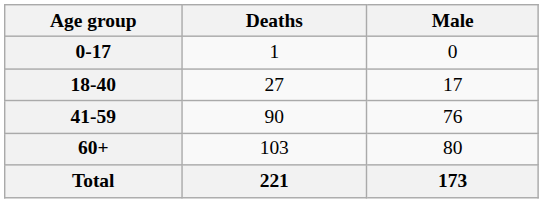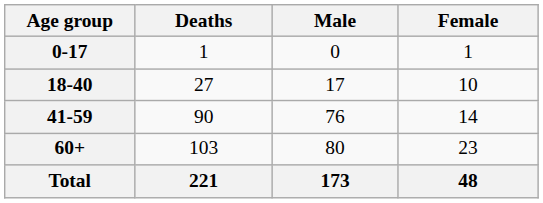+ column: (468, 20)
